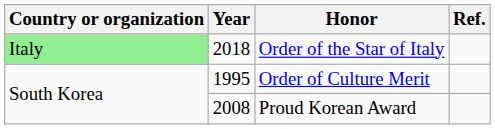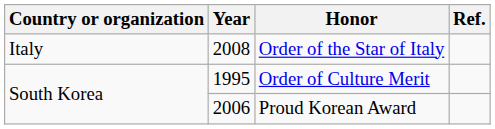(26, 49) lightgreen background -> (26, 49) no background
(231, 49) 2018 -> (231, 49) 2008
(231, 108) 2008 -> (231, 108) 2006
